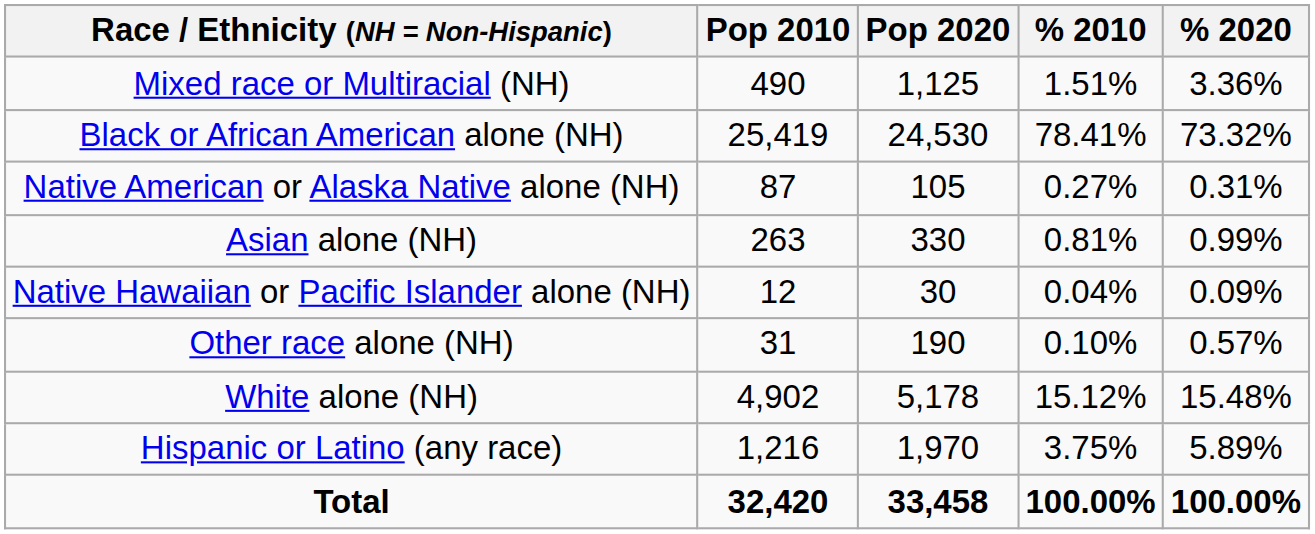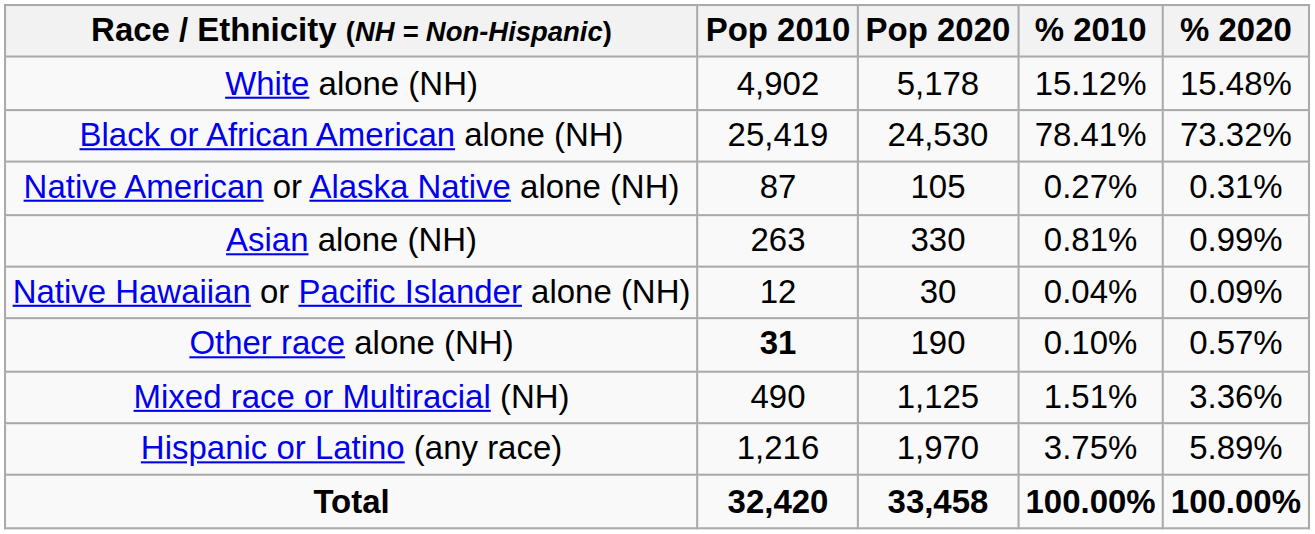rows swapped: (352, 396) <-> (352, 82)
(778, 344) normal -> (778, 344) bold
